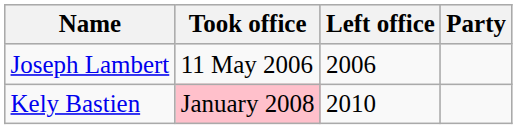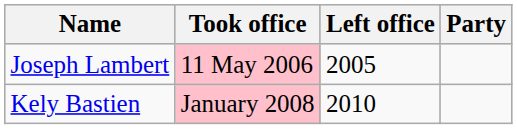(247, 63) no background -> (247, 63) pink background
(351, 63) 2006 -> (351, 63) 2005
